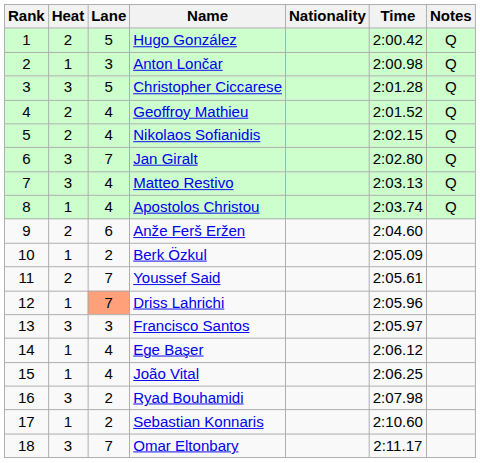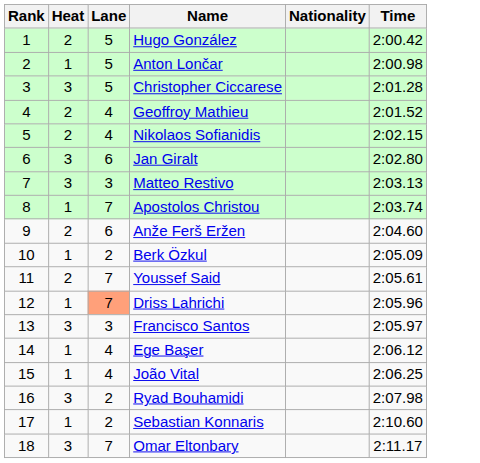- column: (451, 16)
(109, 64) 3 -> (109, 64) 5
(109, 159) 7 -> (109, 159) 6
(109, 183) 4 -> (109, 183) 3
(109, 207) 4 -> (109, 207) 7
